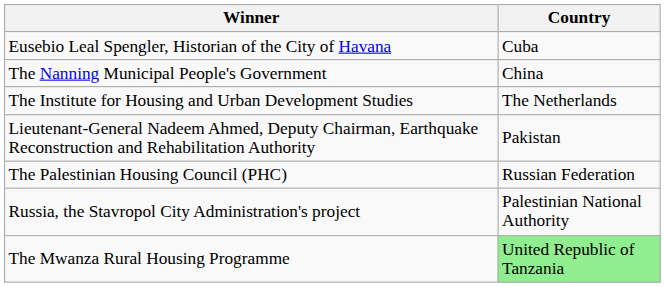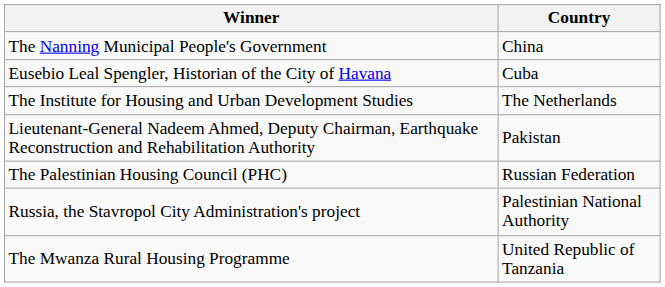rows swapped: (167, 73) <-> (200, 45)
(568, 258) lightgreen background -> (568, 258) no background
